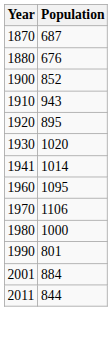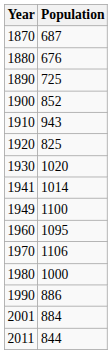+ row: (21, 79)
(51, 123) 895 -> (51, 144) 825
+ row: (21, 209)
(51, 252) 801 -> (51, 295) 886
